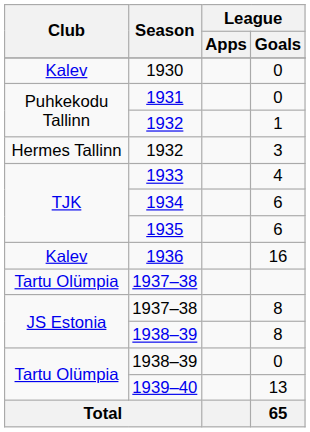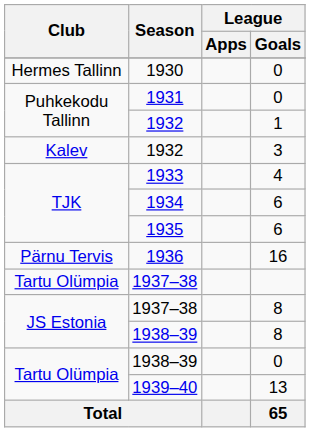(66, 71) Kalev -> (66, 71) Hermes Tallinn
(66, 150) Hermes Tallinn -> (66, 150) Kalev
(66, 256) Kalev -> (66, 256) Pärnu Tervis
